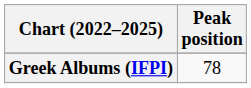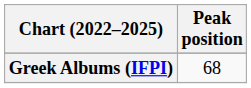(212, 67) 78 -> (212, 67) 68
